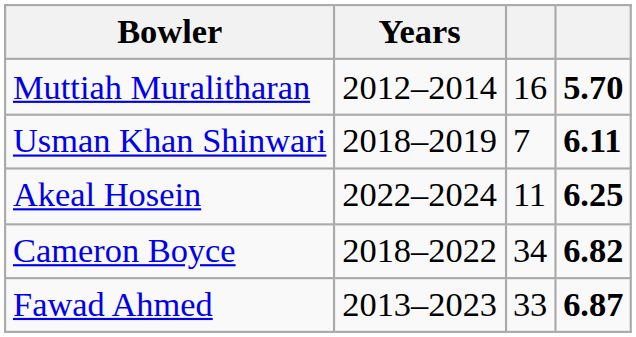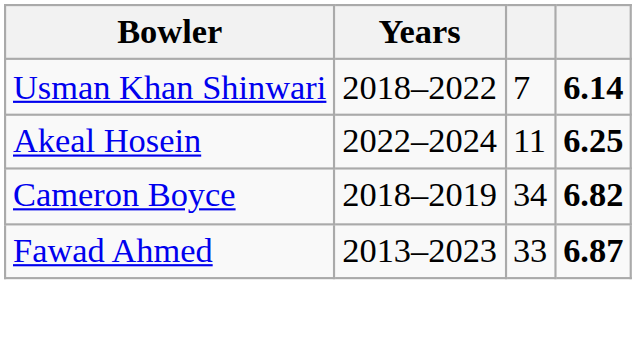- row: (162, 86)
(420, 140) 2018–2019 -> (420, 86) 2018–2022
(592, 140) 6.11 -> (593, 86) 6.14
(420, 250) 2018–2022 -> (420, 195) 2018–2019
